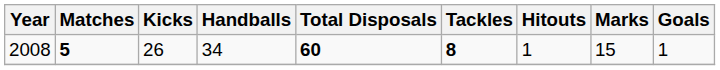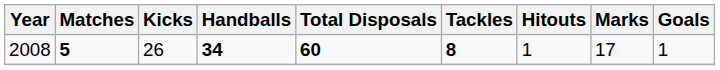(212, 49) normal -> (212, 49) bold
(605, 49) 15 -> (605, 49) 17
